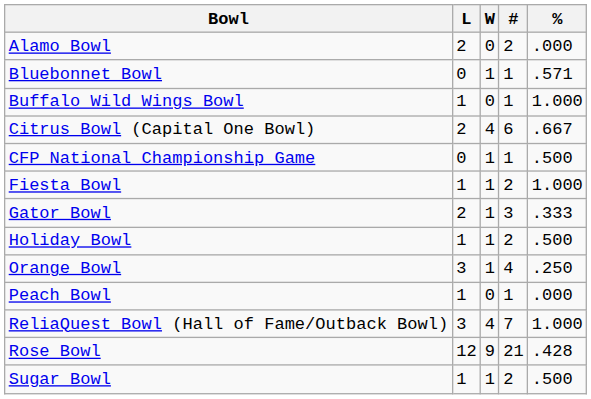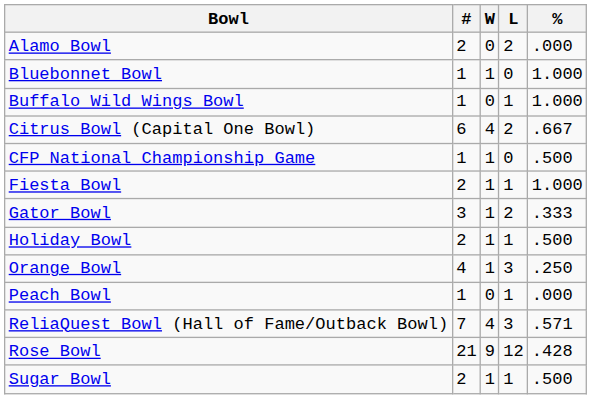columns swapped: (513, 19) <-> (466, 19)
(552, 74) .571 -> (557, 74) 1.000
(557, 324) 1.000 -> (552, 324) .571
